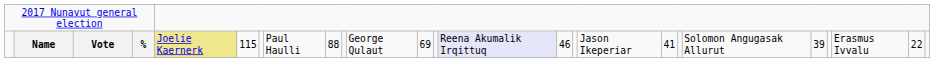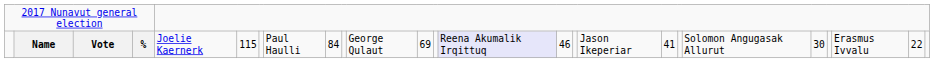(180, 45) khaki background -> (180, 45) no background
(334, 45) 88 -> (334, 45) 84
(819, 45) 39 -> (819, 45) 30
